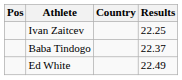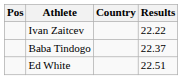(153, 30) 22.25 -> (153, 30) 22.22
(153, 65) 22.49 -> (153, 65) 22.51
